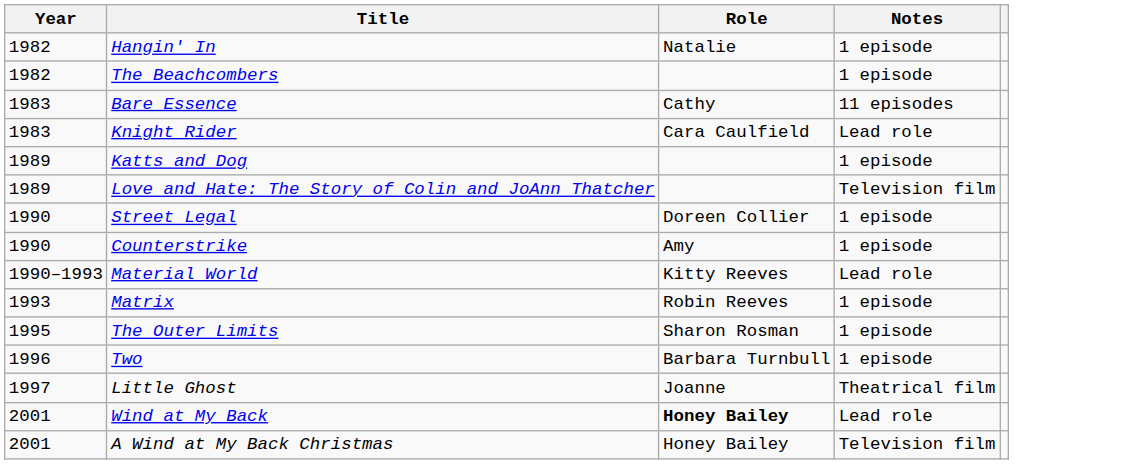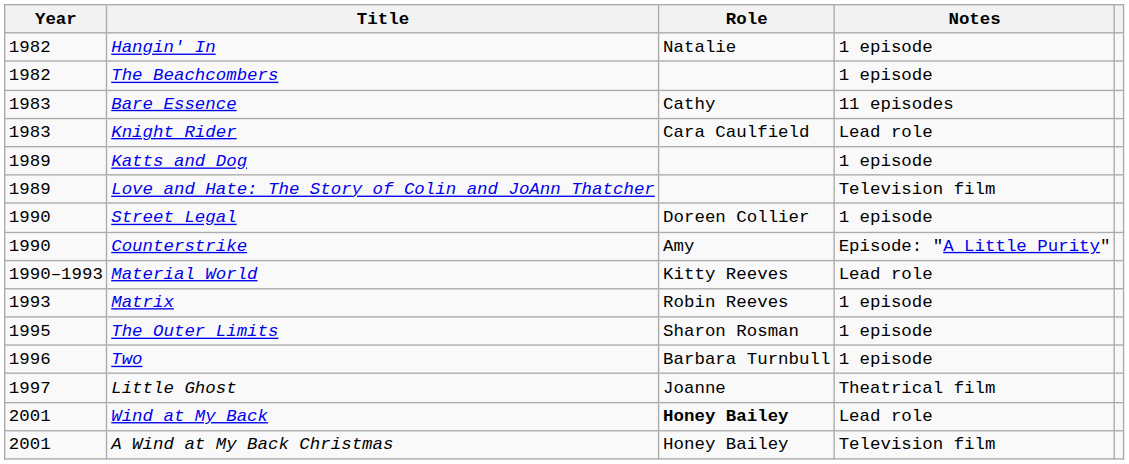(886, 246) 1 episode -> (975, 246) Episode: "A Little Purity"
